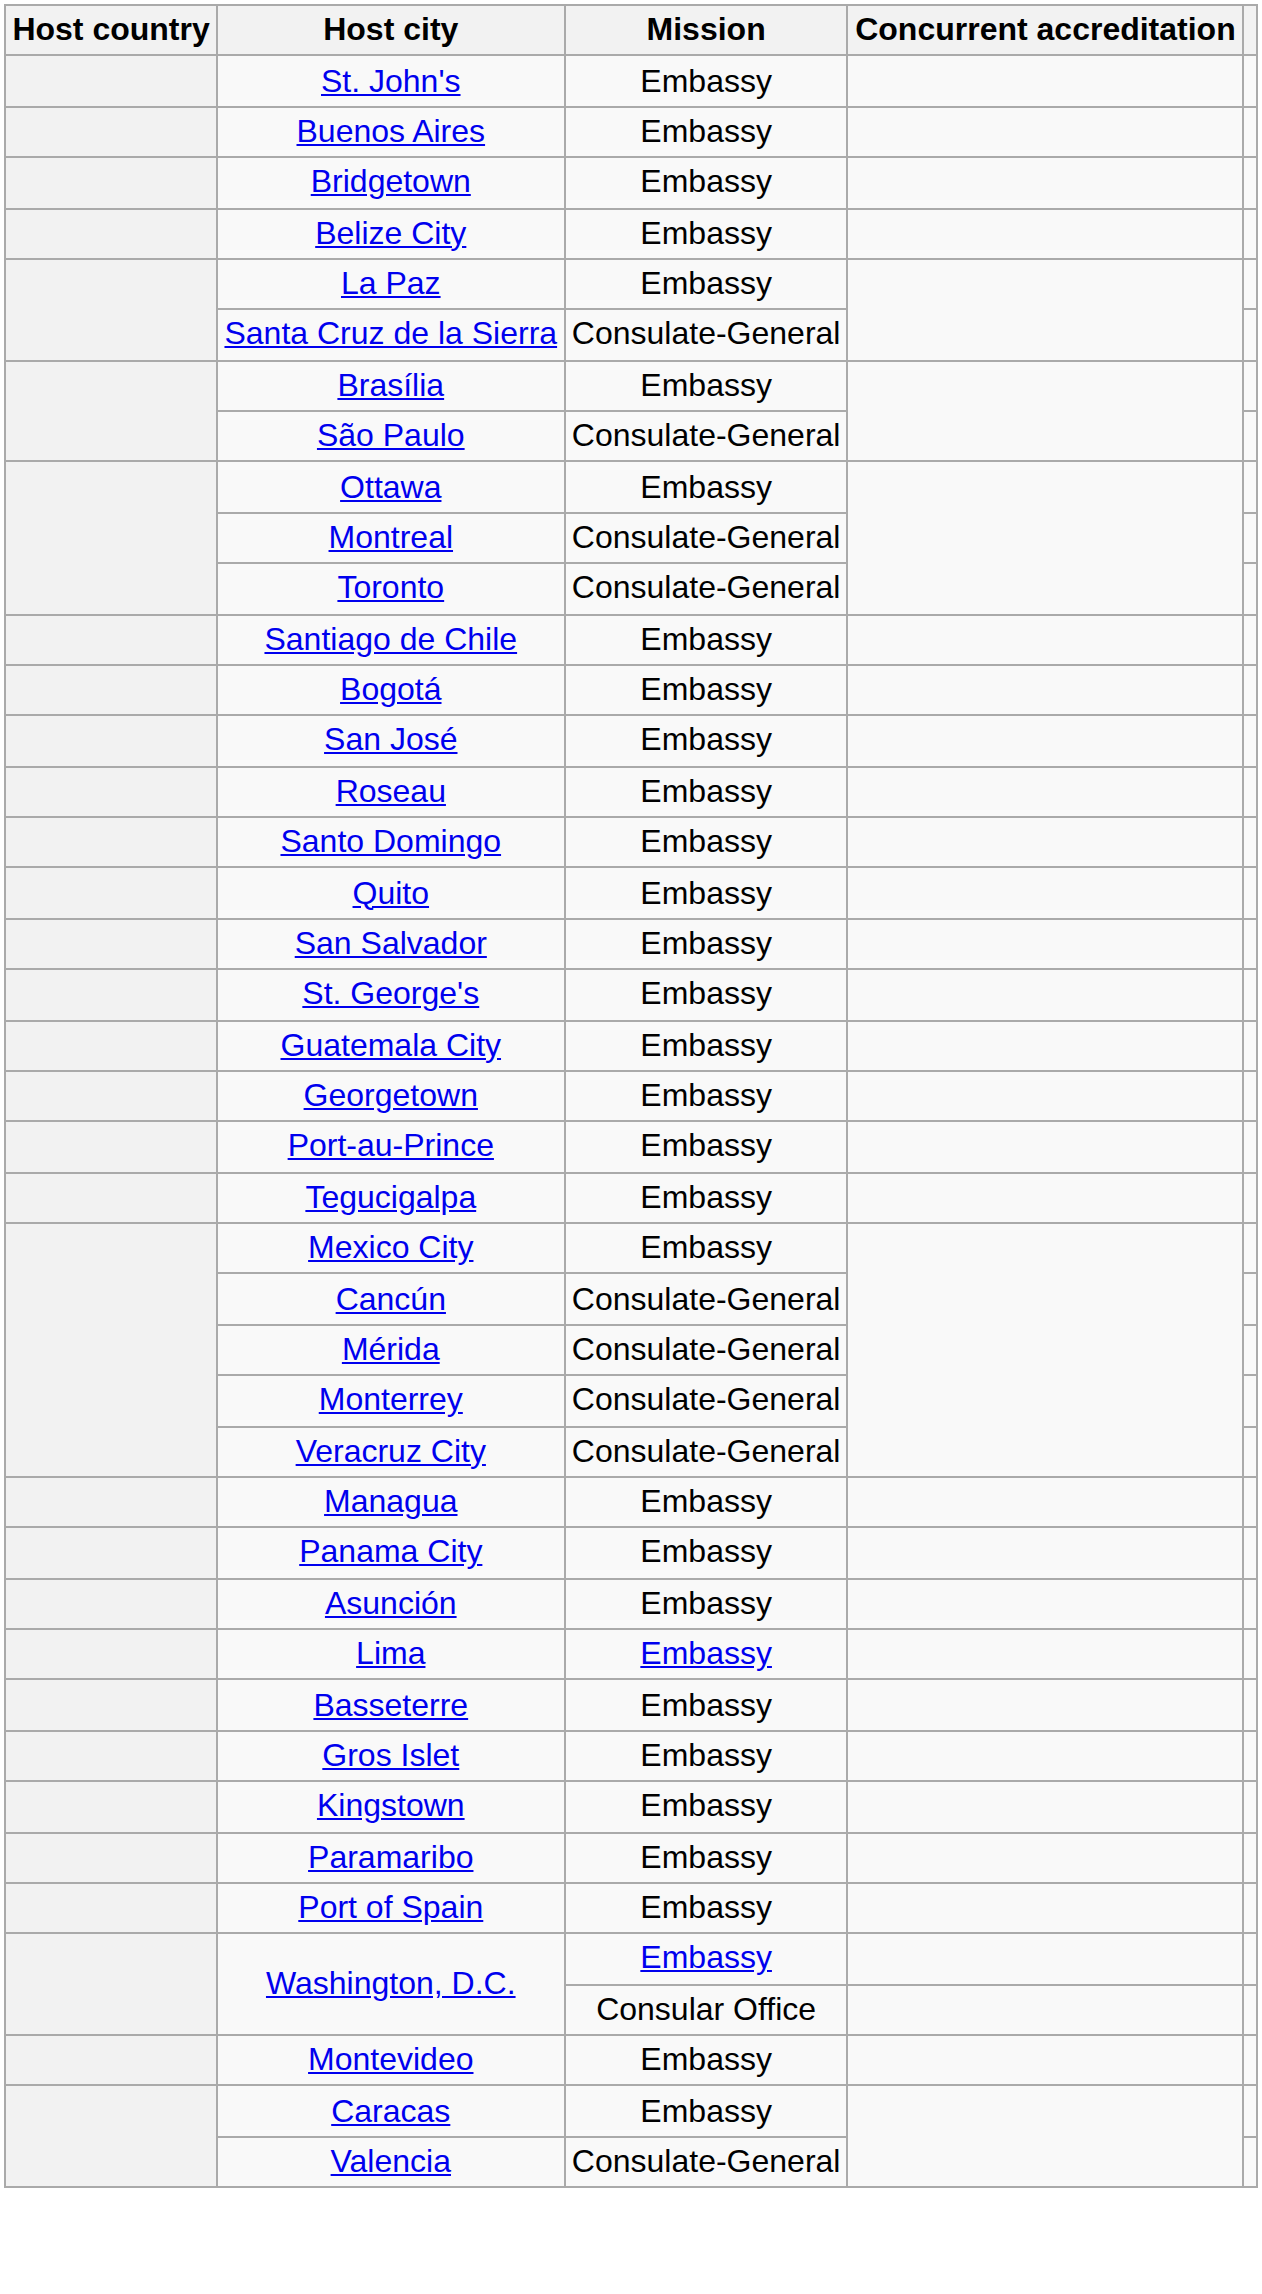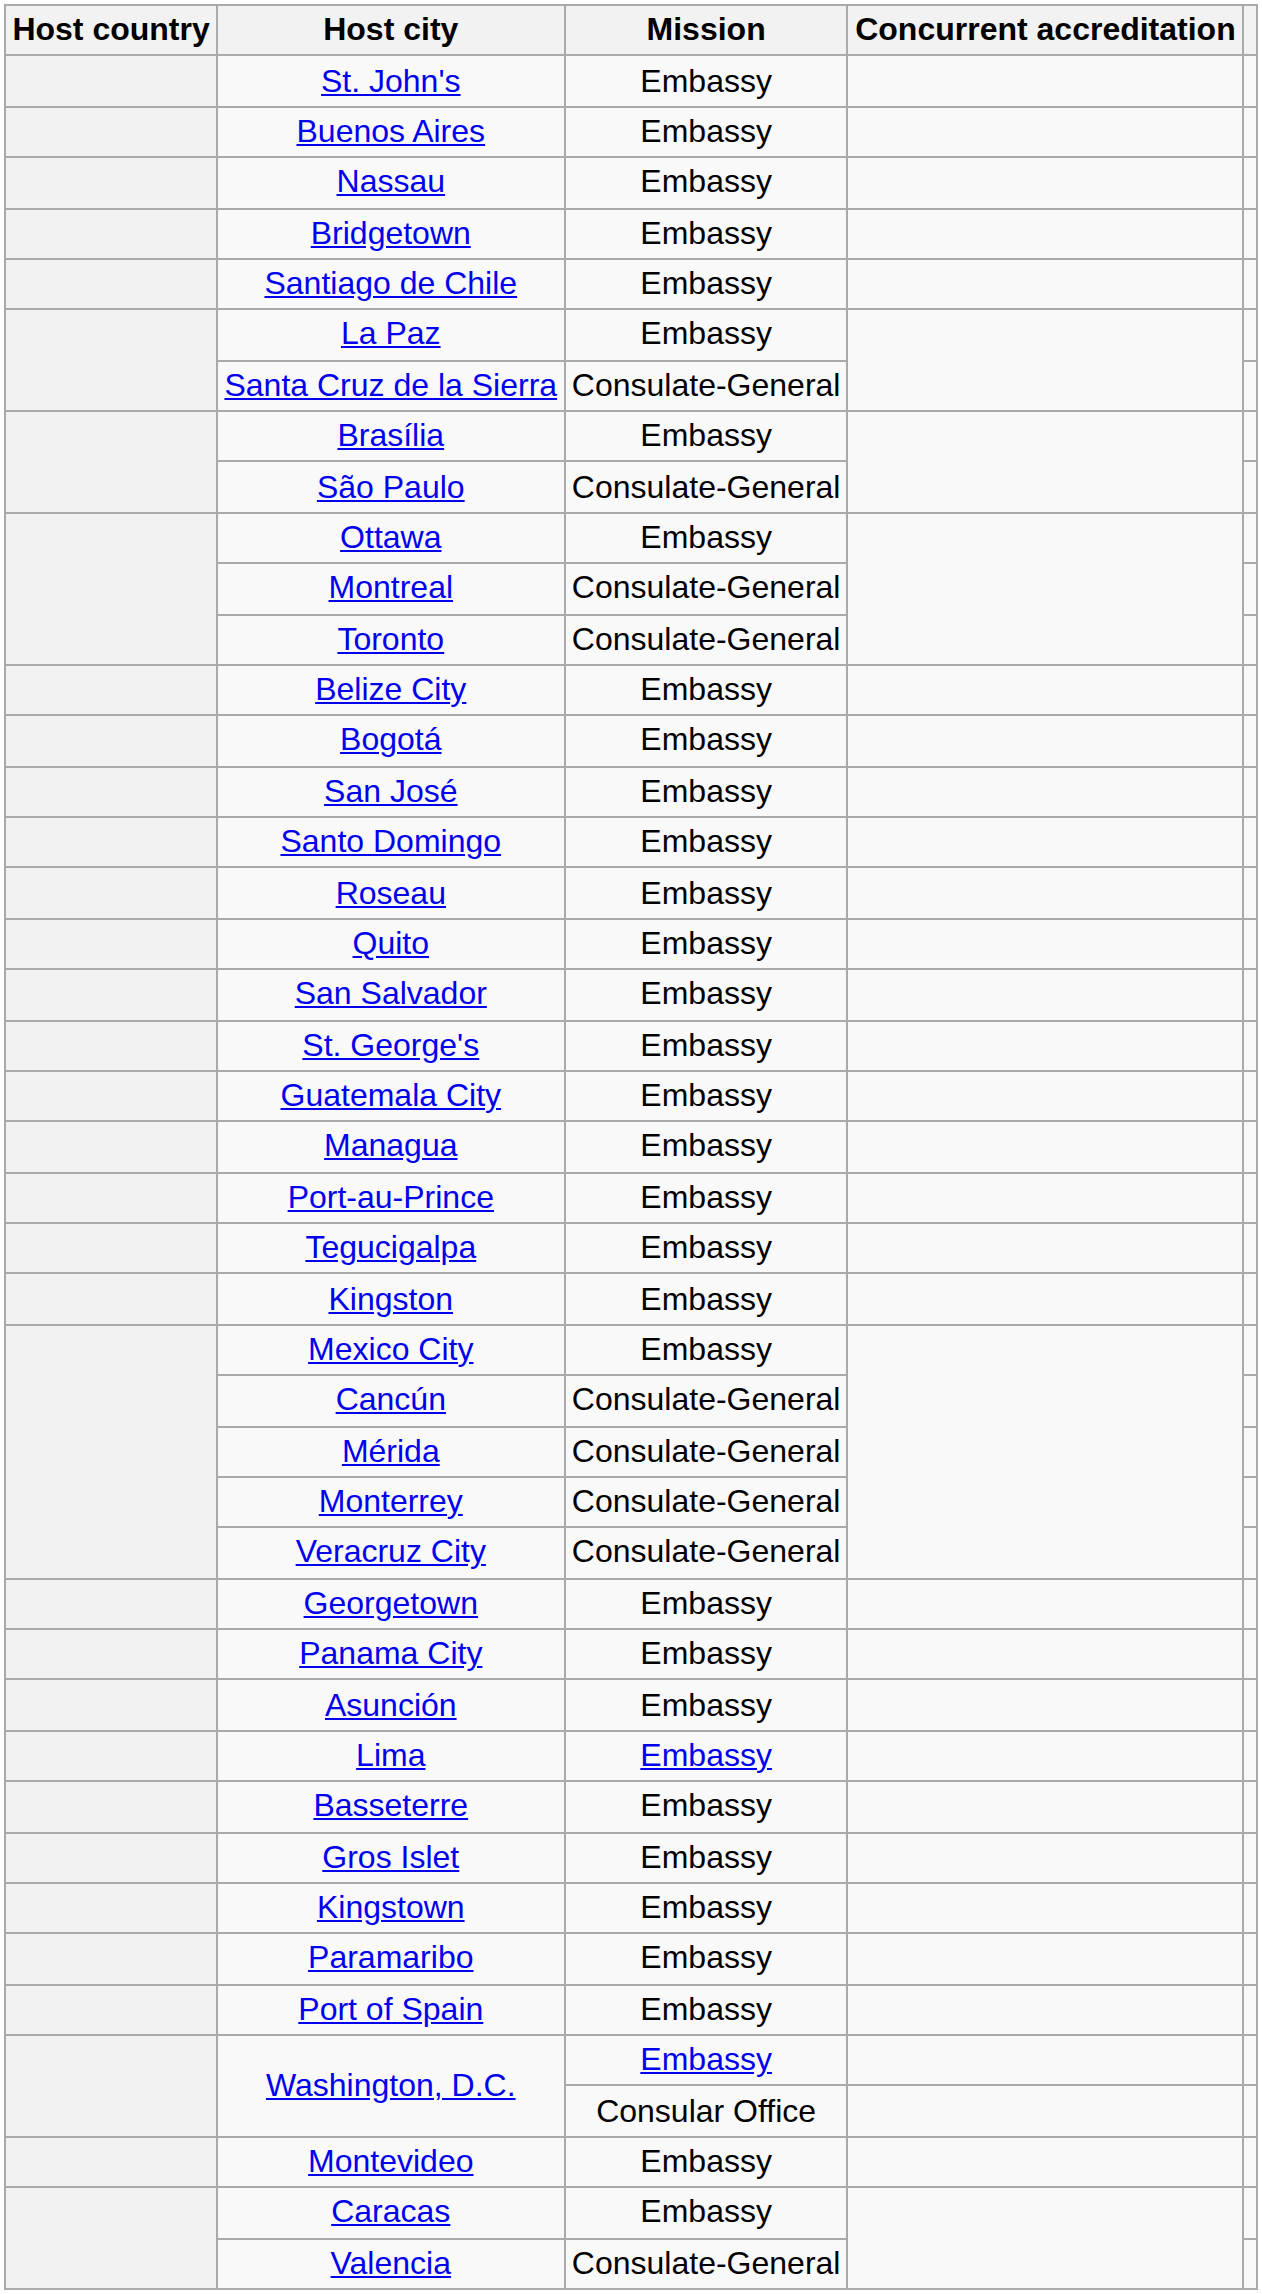+ row: (391, 182)
rows swapped: (391, 232) <-> (391, 638)
rows swapped: (391, 791) <-> (391, 841)
rows swapped: (391, 1095) <-> (391, 1501)
+ row: (391, 1298)
